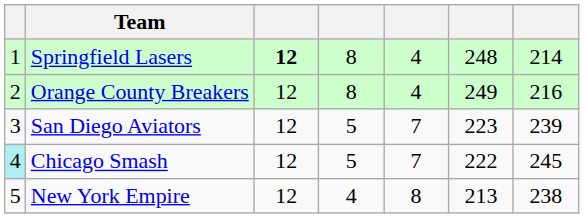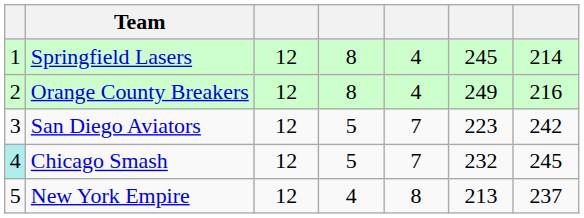(286, 56) bold -> (286, 56) normal
(481, 56) 248 -> (481, 56) 245
(546, 126) 239 -> (546, 126) 242
(481, 160) 222 -> (481, 160) 232
(546, 195) 238 -> (546, 195) 237
